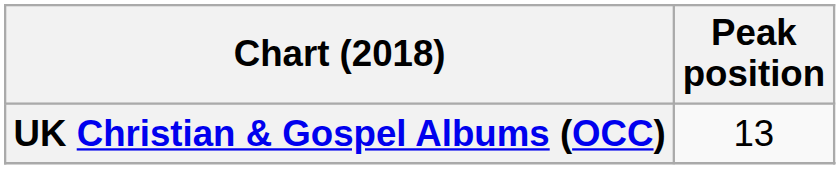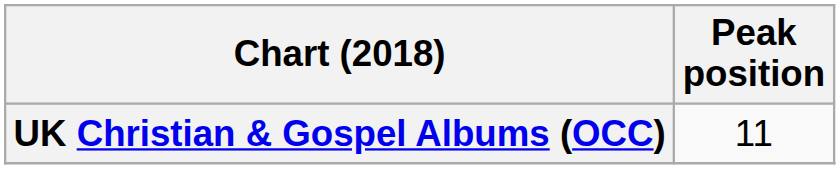(754, 132) 13 -> (754, 132) 11
